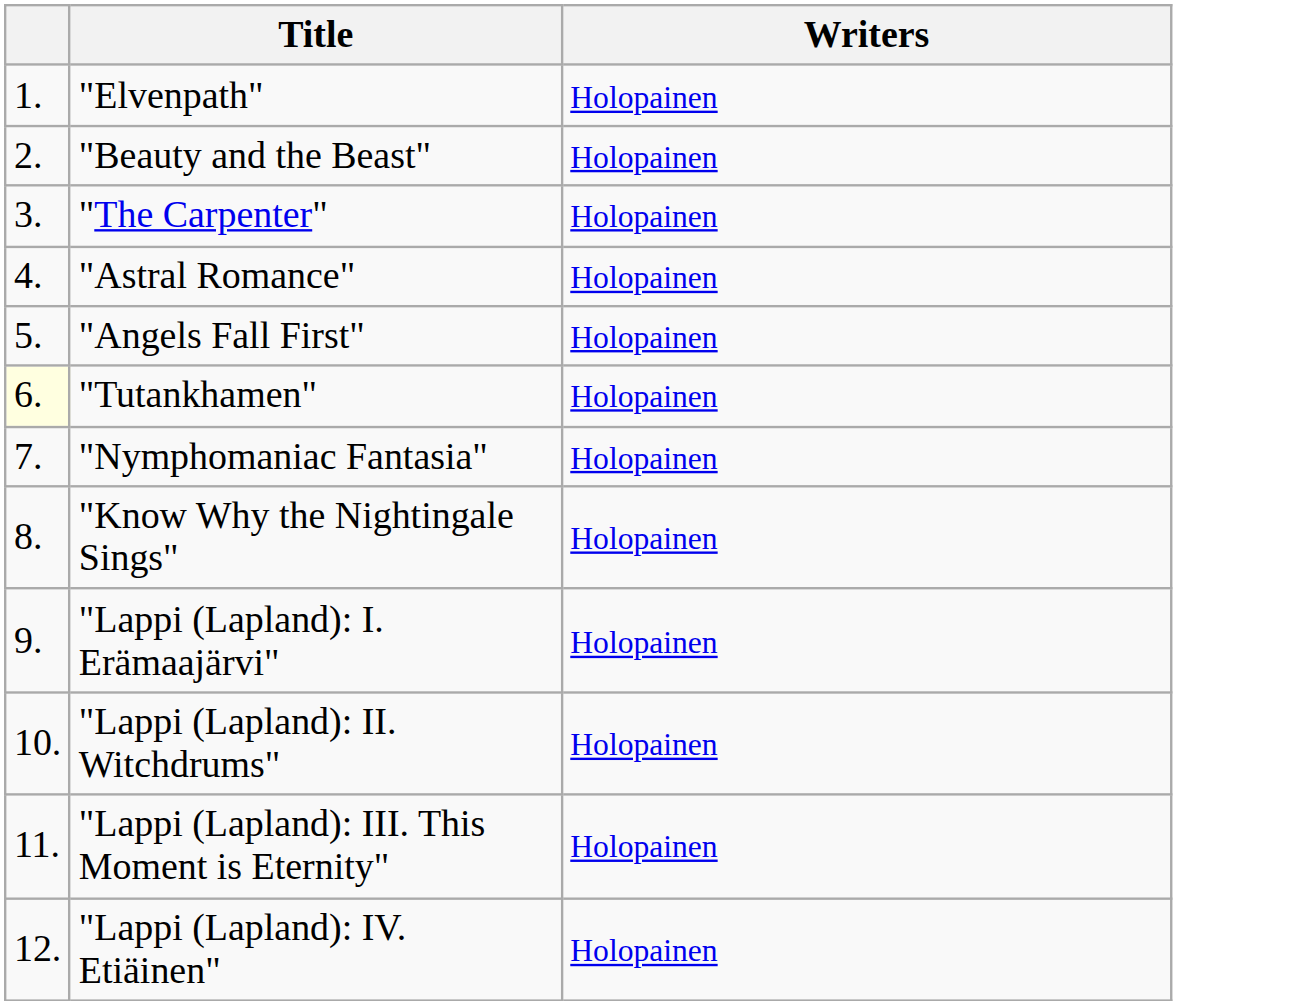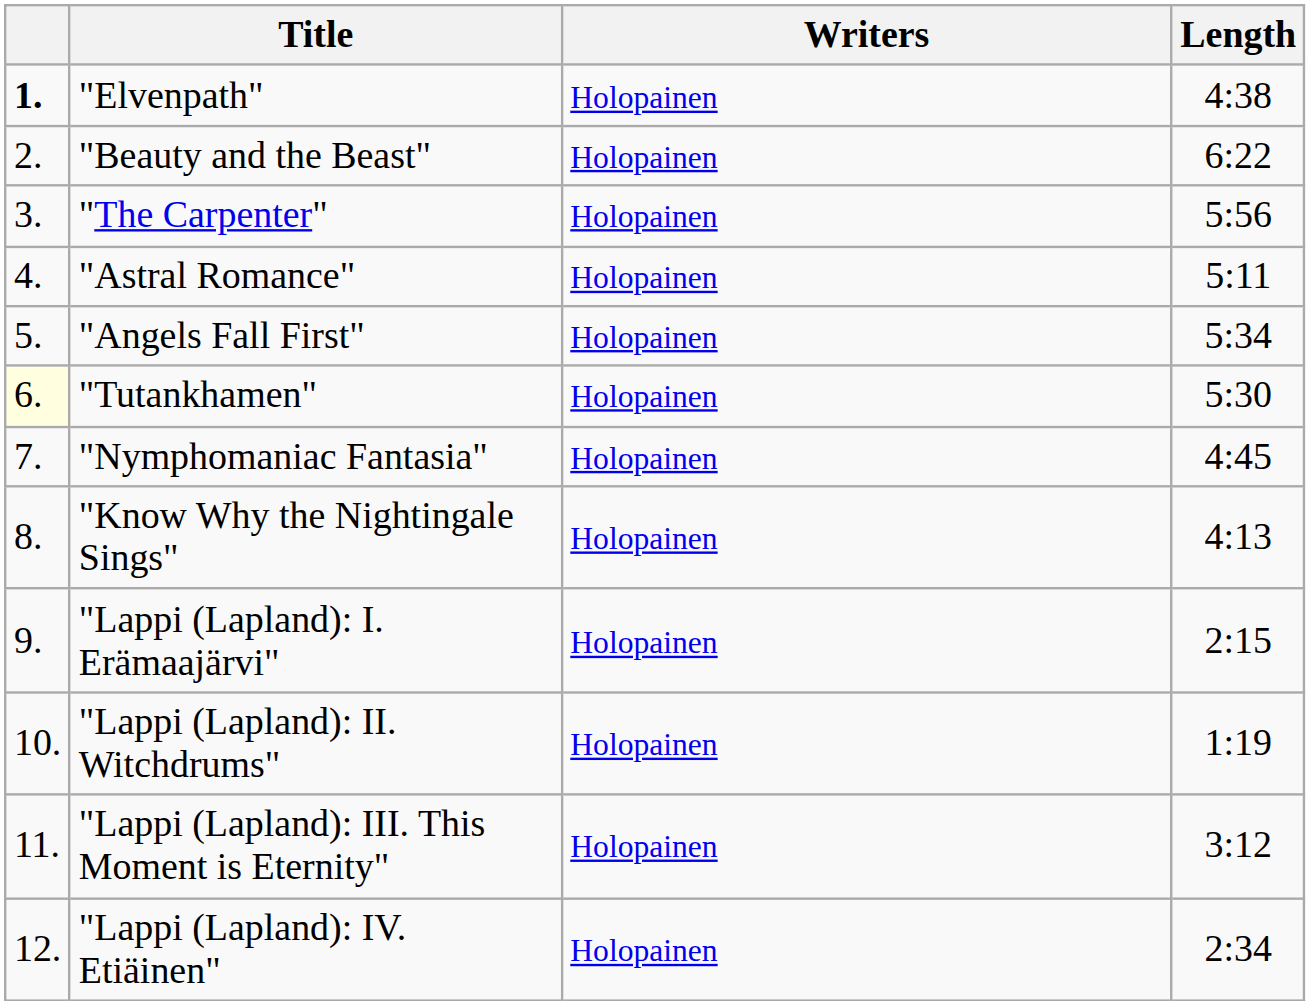+ column: (1238, 34)
(28, 94) normal -> (28, 94) bold
